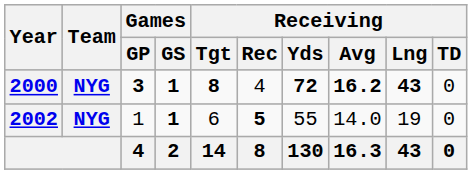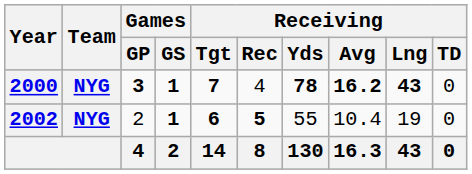(214, 87) 8 -> (214, 87) 7
(305, 87) 72 -> (305, 87) 78
(138, 120) 1 -> (138, 120) 2
(214, 120) normal -> (214, 120) bold
(357, 120) 14.0 -> (357, 120) 10.4
